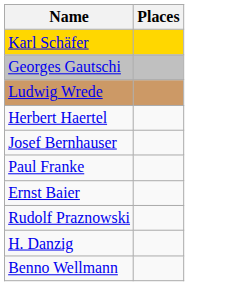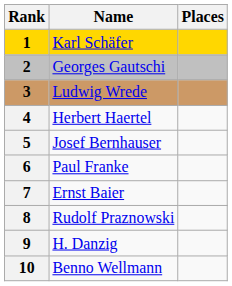+ column: (27, 17)
